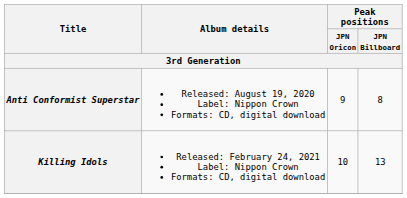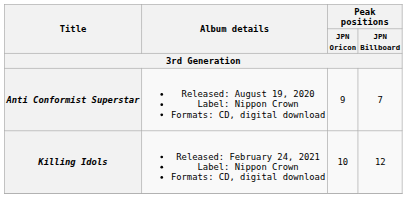(380, 99) 8 -> (380, 99) 7
(380, 162) 13 -> (380, 162) 12
